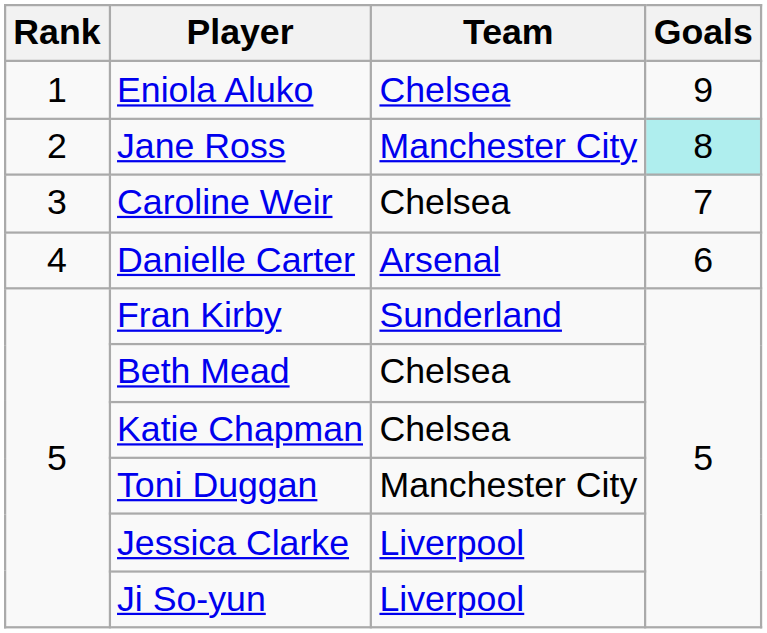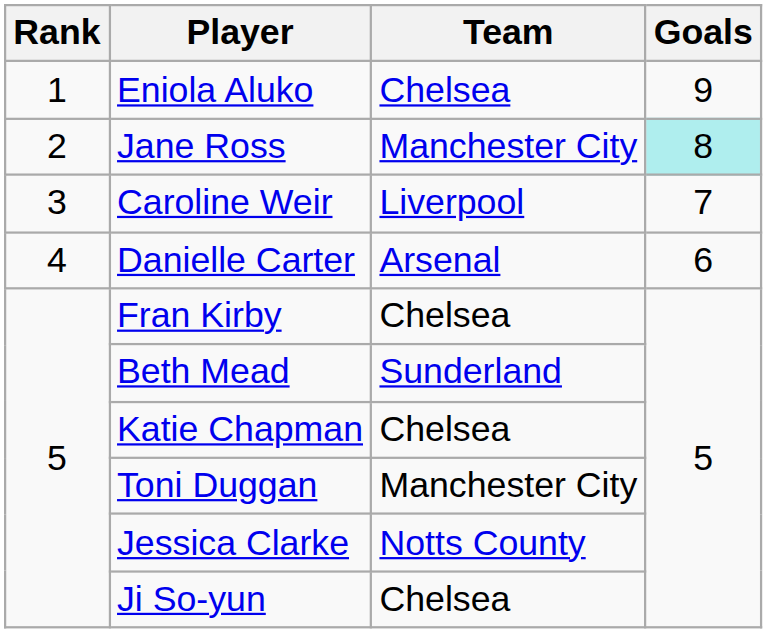(445, 202) Chelsea -> (452, 202) Liverpool
(471, 315) Sunderland -> (445, 315) Chelsea
(445, 372) Chelsea -> (471, 372) Sunderland
(452, 542) Liverpool -> (483, 542) Notts County
(452, 598) Liverpool -> (445, 598) Chelsea
